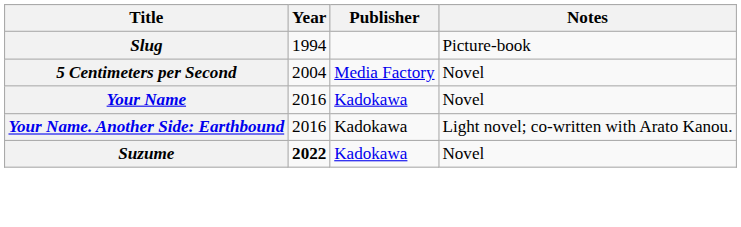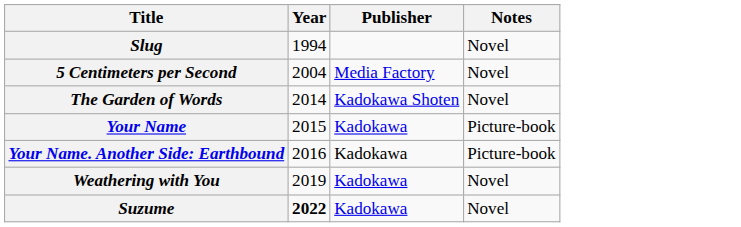(487, 45) Picture-book -> (488, 45) Novel
+ row: (146, 99)
(309, 99) 2016 -> (309, 126) 2015
(463, 99) Novel -> (511, 126) Picture-book
(587, 126) Light novel; co-written with Arato Kanou. -> (511, 153) Picture-book
+ row: (146, 180)
